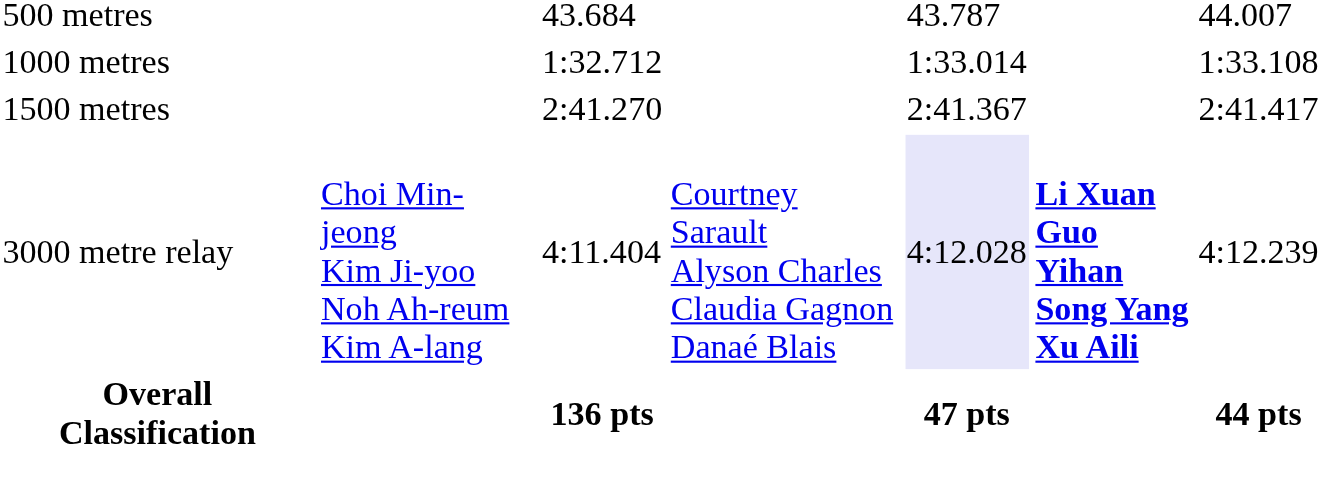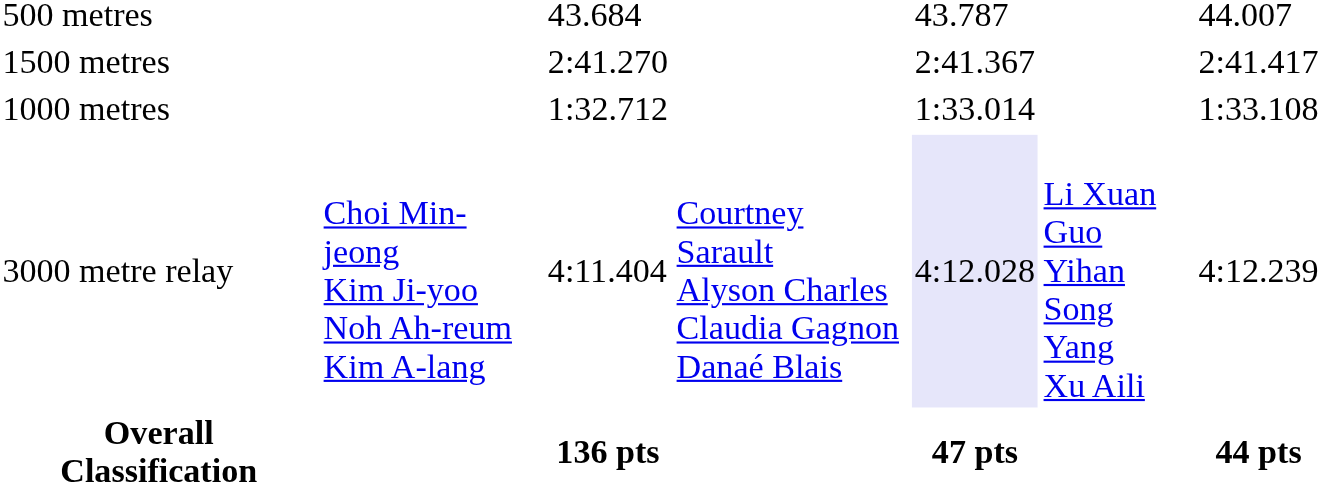rows swapped: (86, 61) <-> (86, 108)
(1112, 270) bold -> (1100, 289) normal
